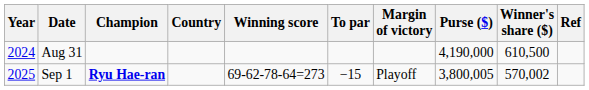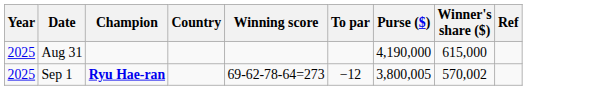- column: (404, 23)
(21, 52) 2024 -> (21, 52) 2025
(527, 52) 610,500 -> (465, 52) 615,000
(350, 74) −15 -> (350, 74) −12
